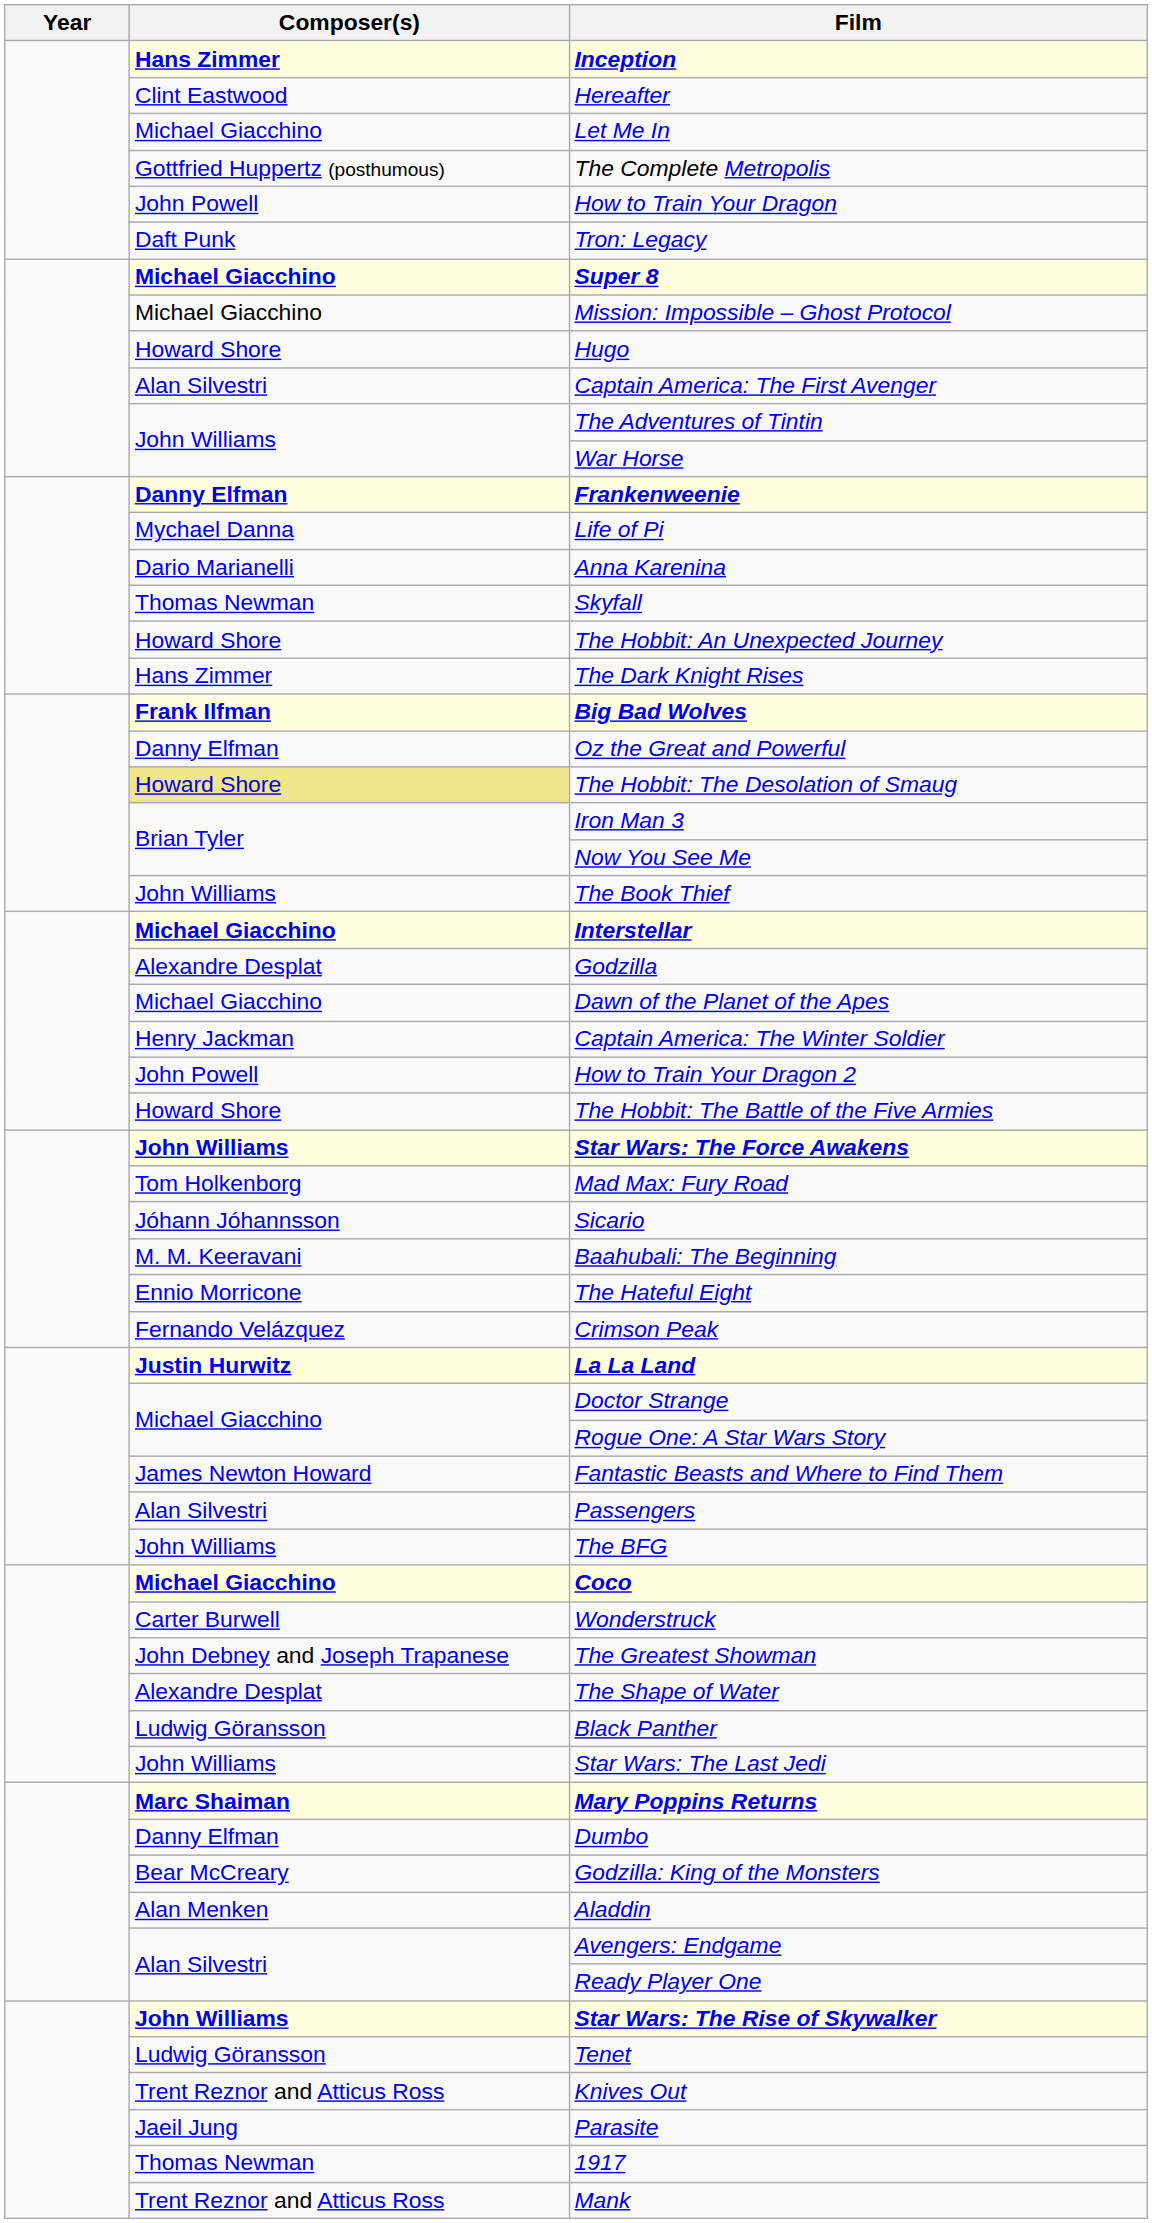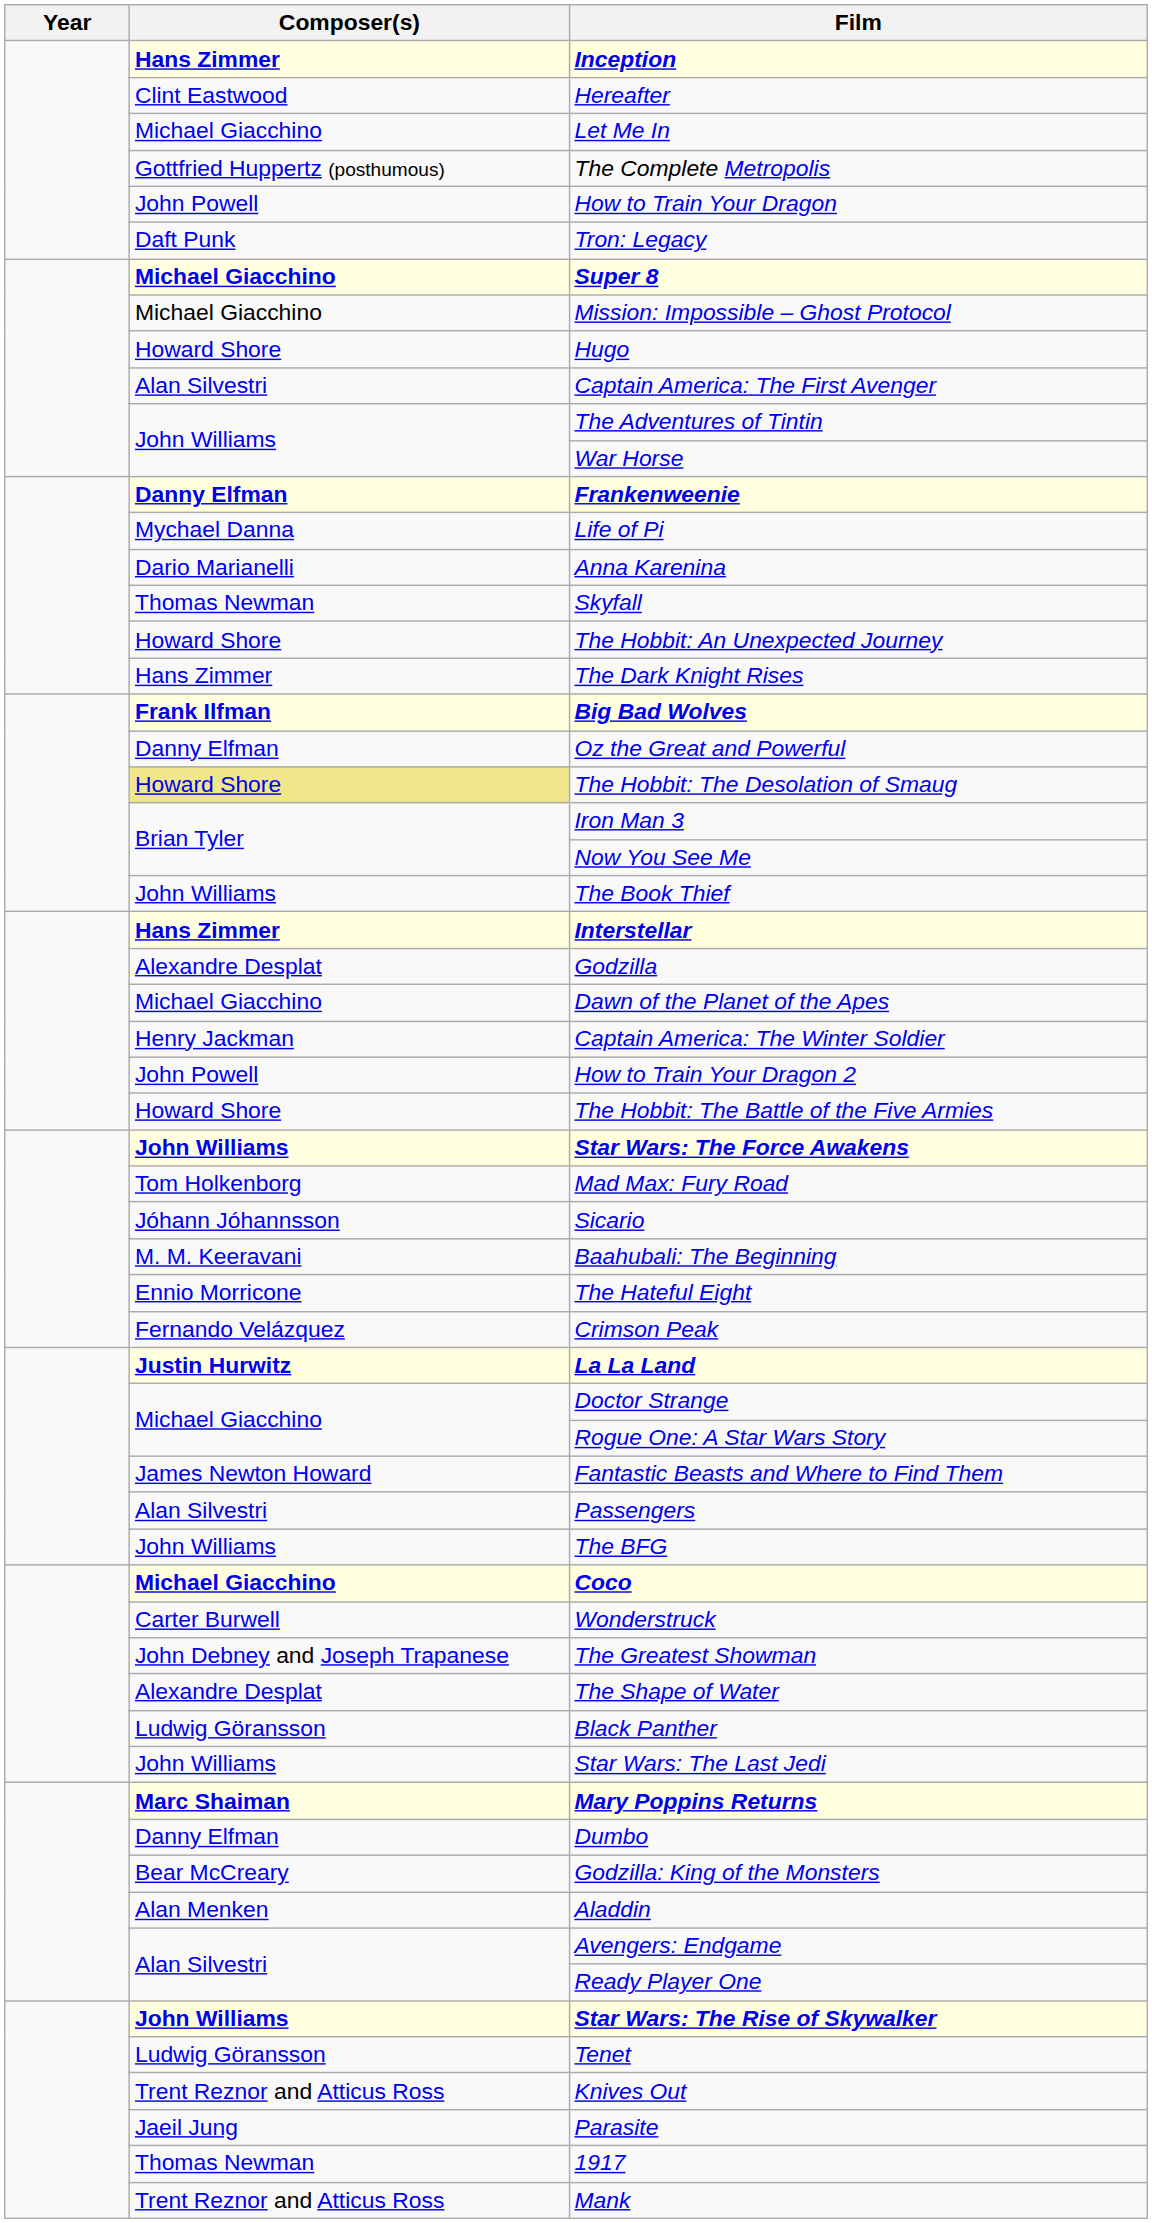(235, 929) Michael Giacchino -> (207, 929) Hans Zimmer
